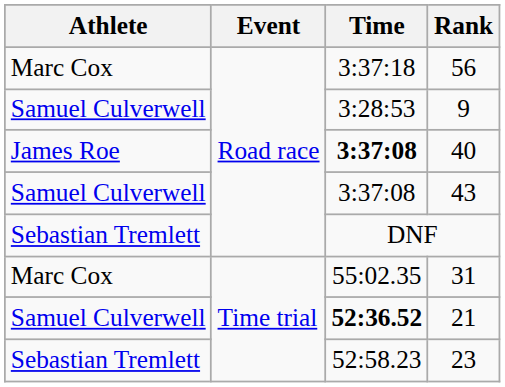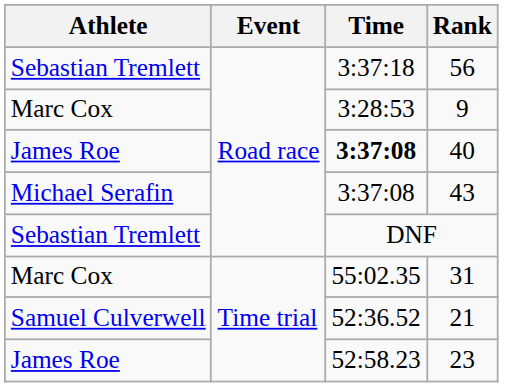(62, 67) Marc Cox -> (105, 67) Sebastian Tremlett
(108, 109) Samuel Culverwell -> (62, 109) Marc Cox
(108, 192) Samuel Culverwell -> (92, 192) Michael Serafin
(377, 318) bold -> (376, 318) normal
(105, 360) Sebastian Tremlett -> (65, 360) James Roe
